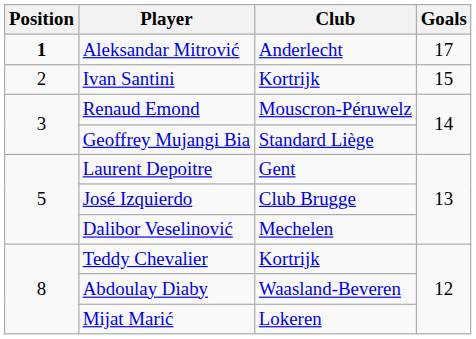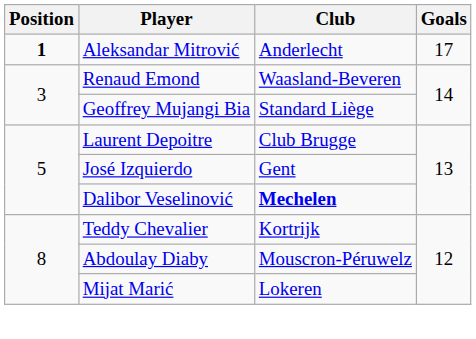- row: (129, 79)
(335, 109) Mouscron-Péruwelz -> (330, 79) Waasland-Beveren
(277, 169) Gent -> (307, 139) Club Brugge
(307, 199) Club Brugge -> (277, 169) Gent
(296, 229) normal -> (298, 199) bold
(330, 288) Waasland-Beveren -> (335, 259) Mouscron-Péruwelz
